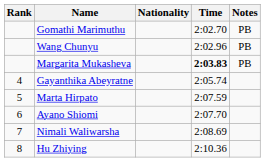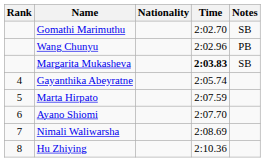(245, 30) PB -> (245, 30) SB
(245, 64) PB -> (245, 64) SB
